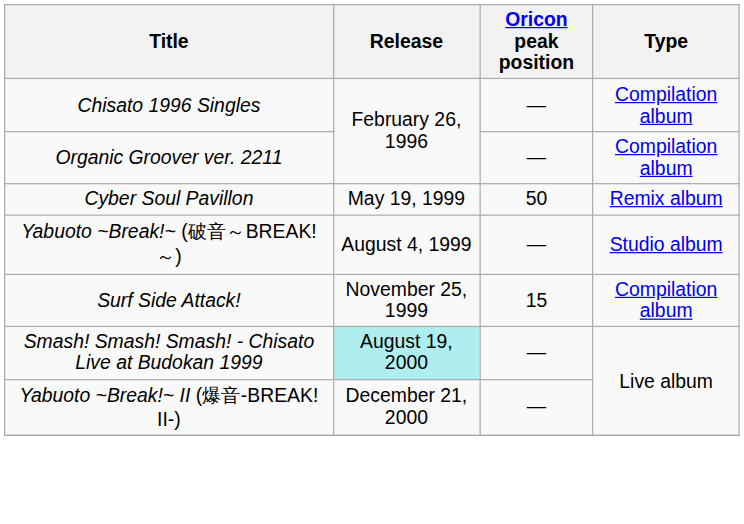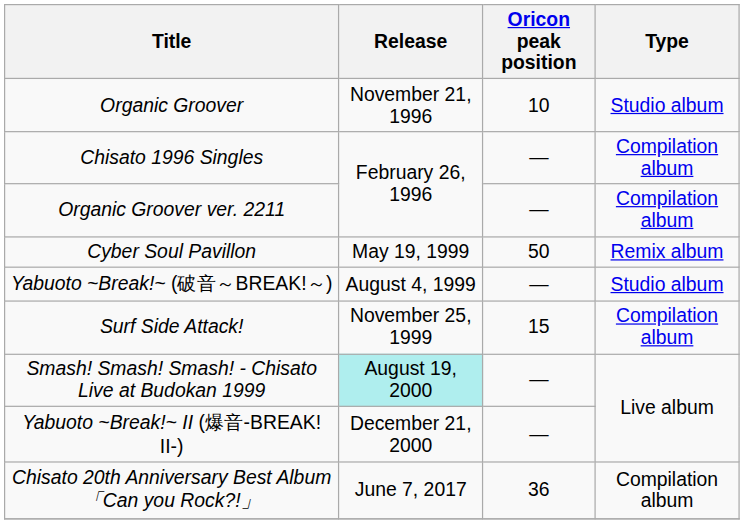+ row: (172, 105)
+ row: (172, 489)
